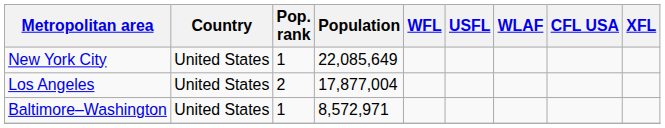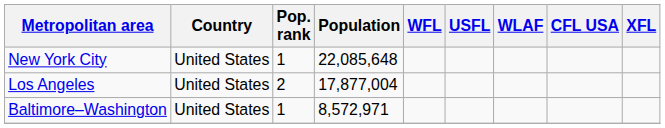(358, 60) 22,085,649 -> (358, 60) 22,085,648
